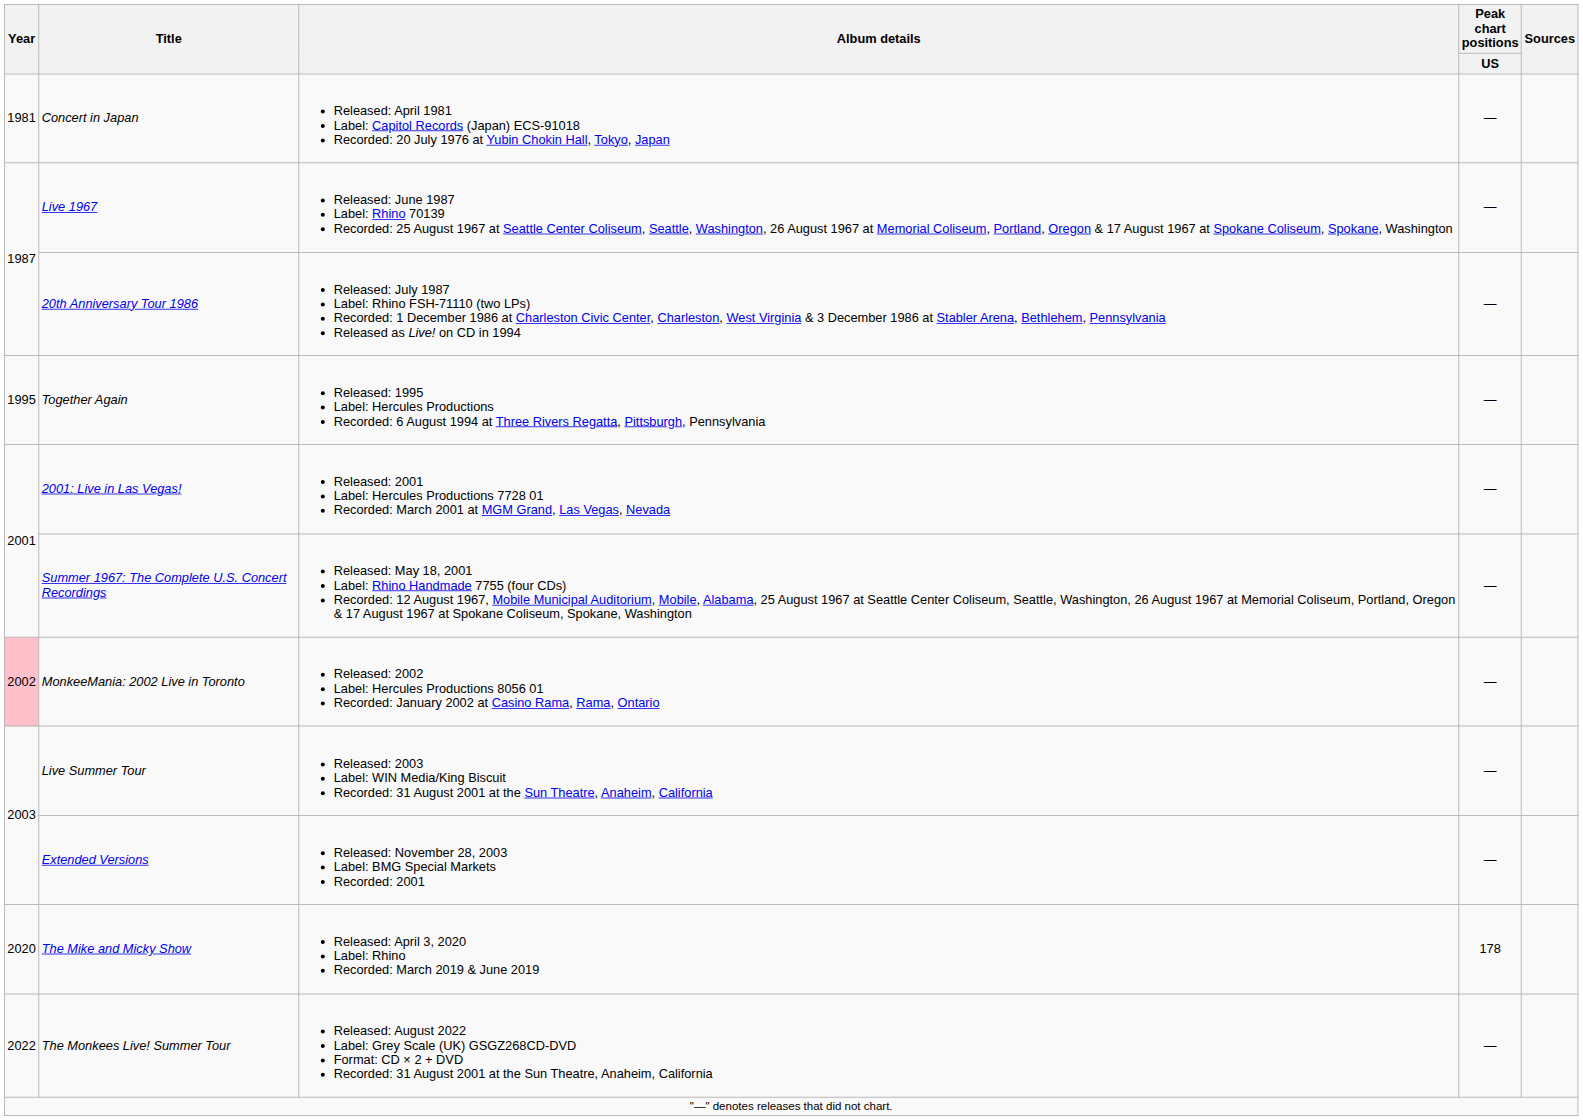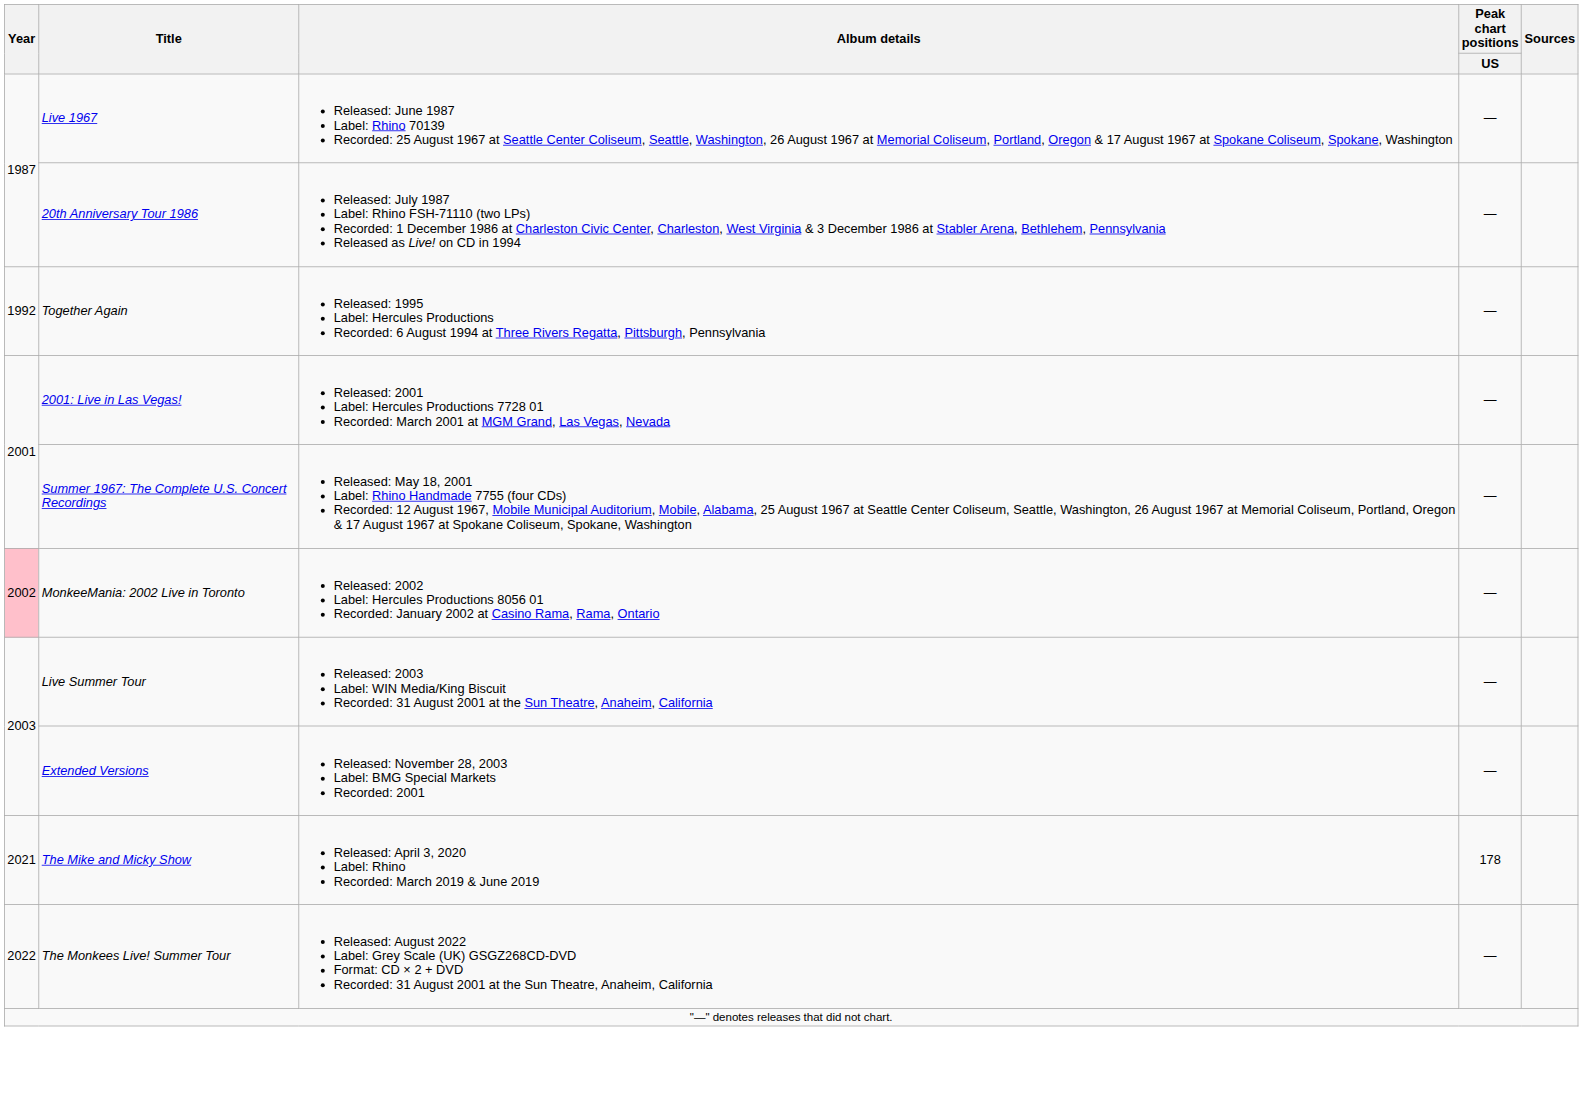- row: (90, 118)
(22, 400) 1995 -> (22, 311) 1992
(22, 949) 2020 -> (22, 860) 2021
